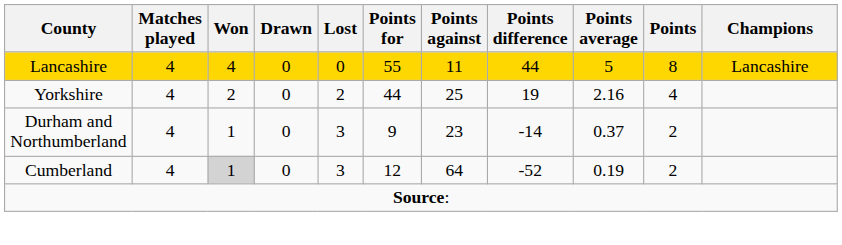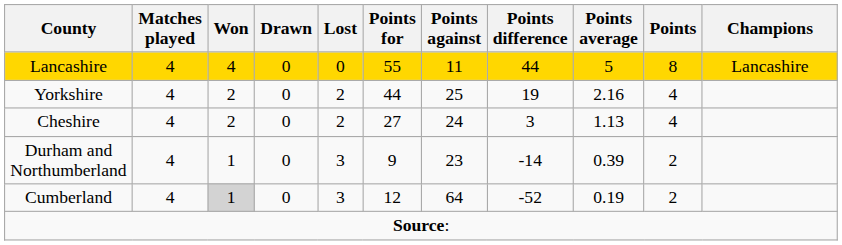+ row: (69, 121)
(609, 131) 0.37 -> (609, 159) 0.39
